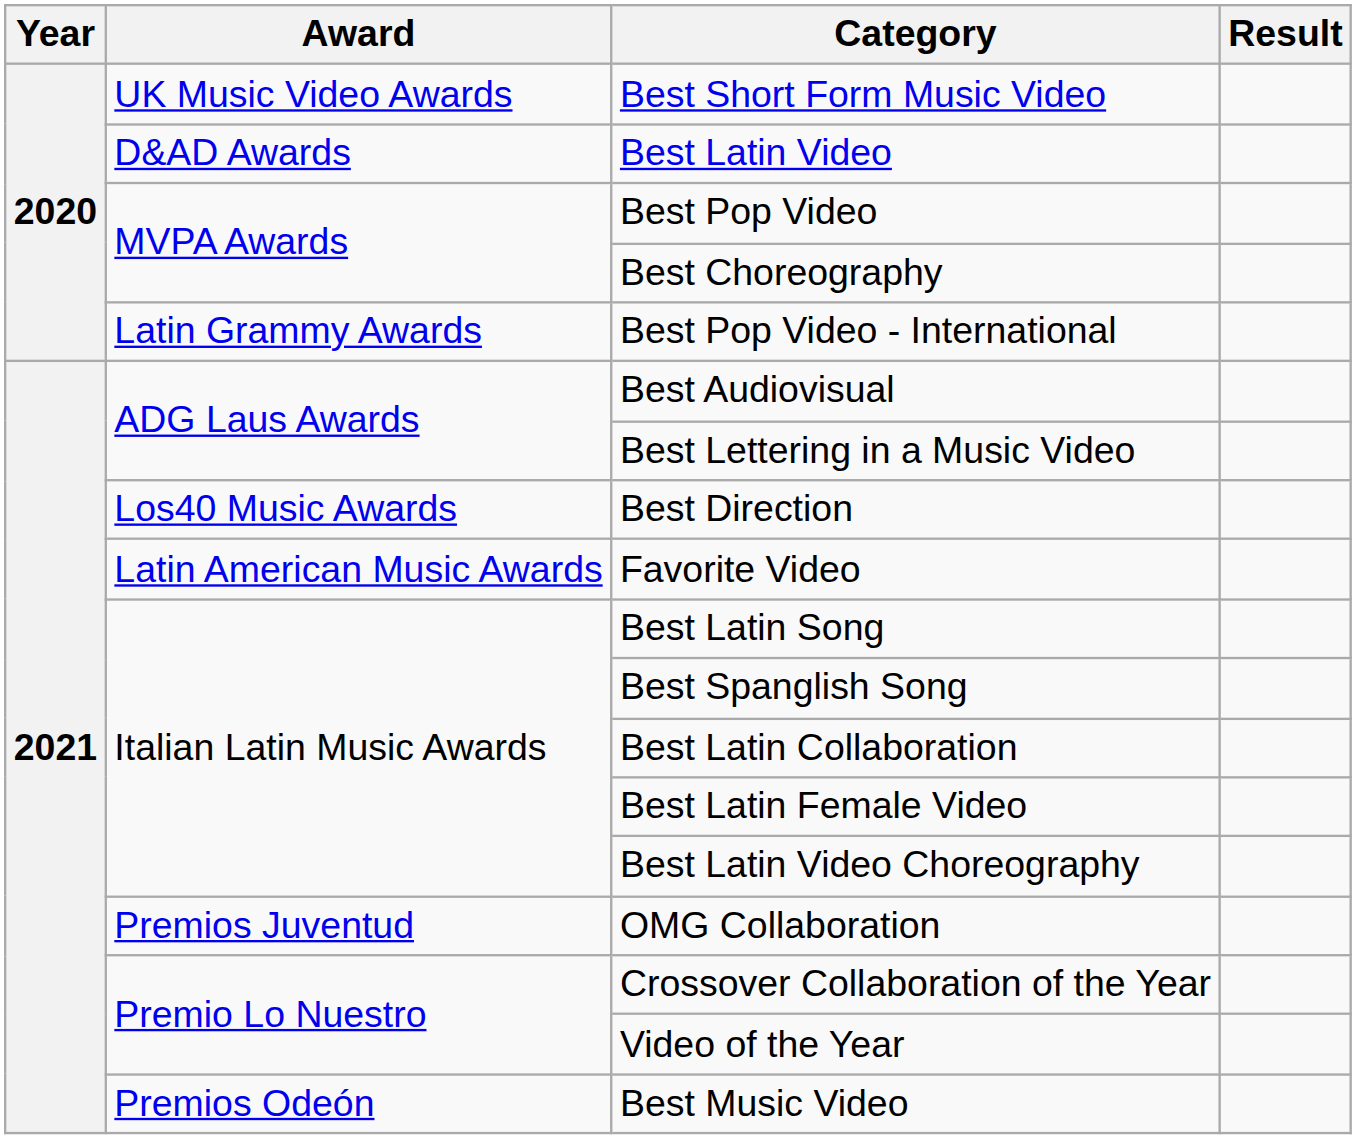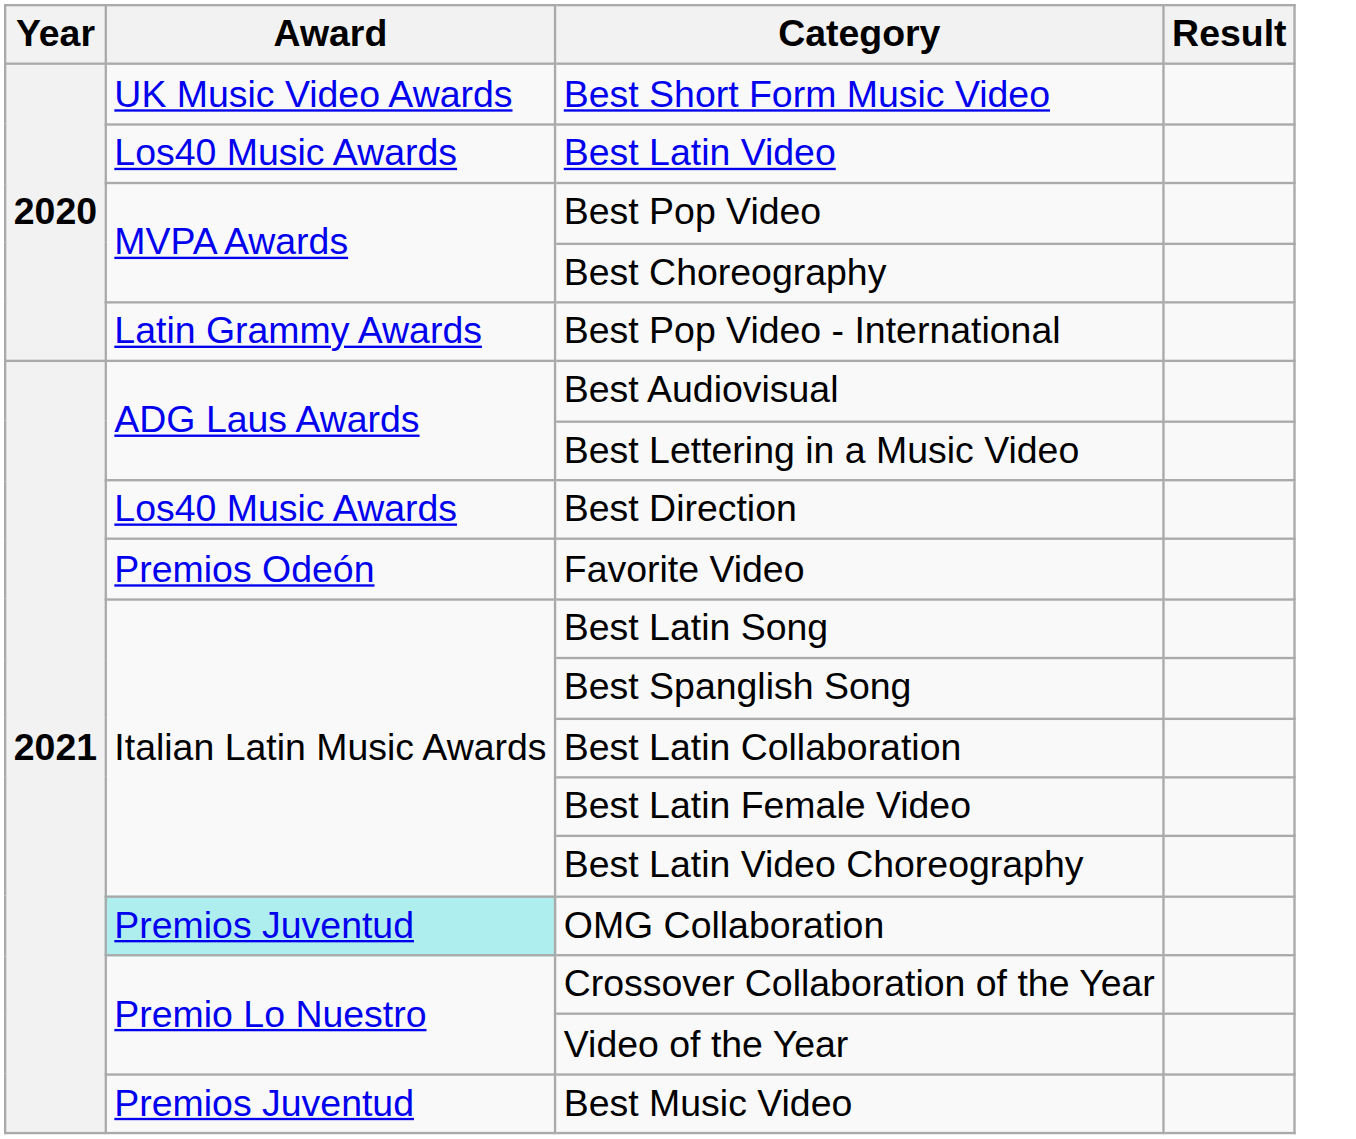(233, 152) D&AD Awards -> (286, 152) Los40 Music Awards
(359, 568) Latin American Music Awards -> (244, 568) Premios Odeón
(264, 924) no background -> (264, 924) paleturquoise background
(244, 1102) Premios Odeón -> (264, 1102) Premios Juventud
